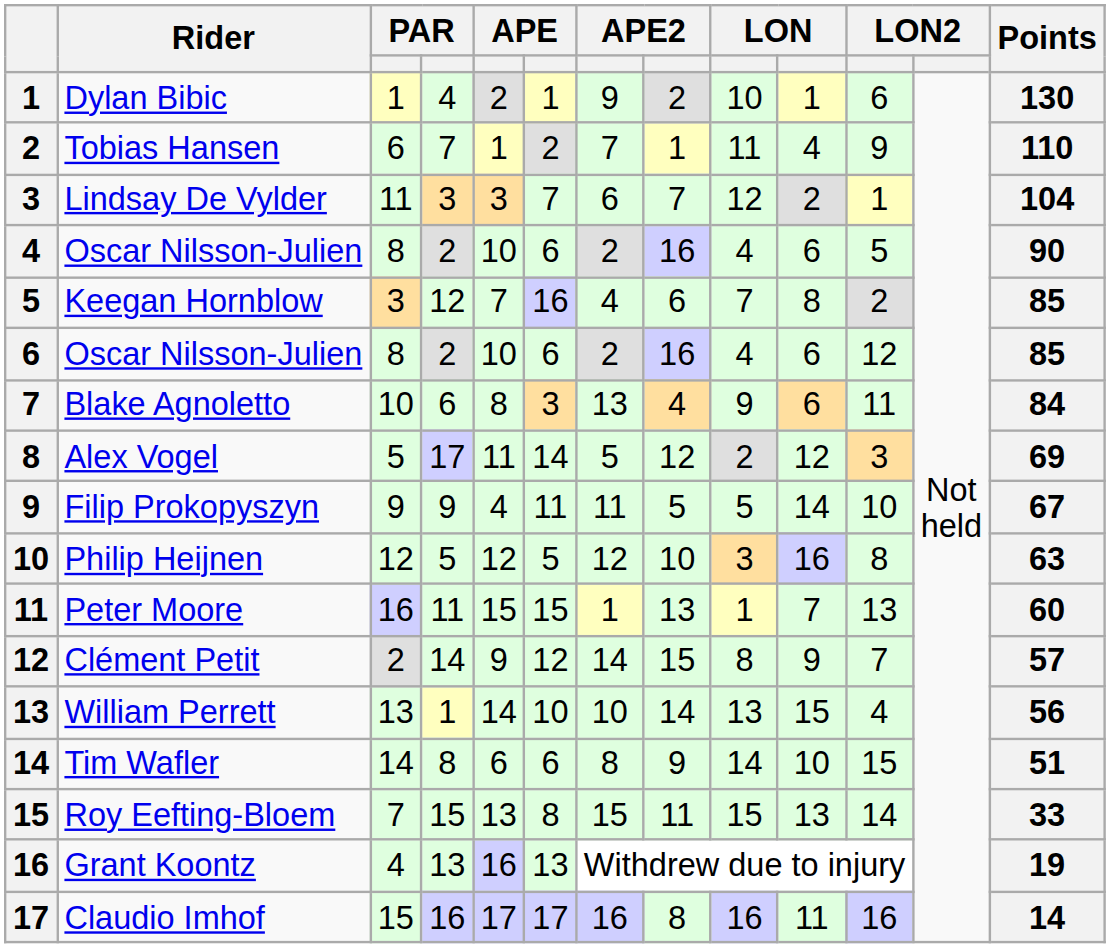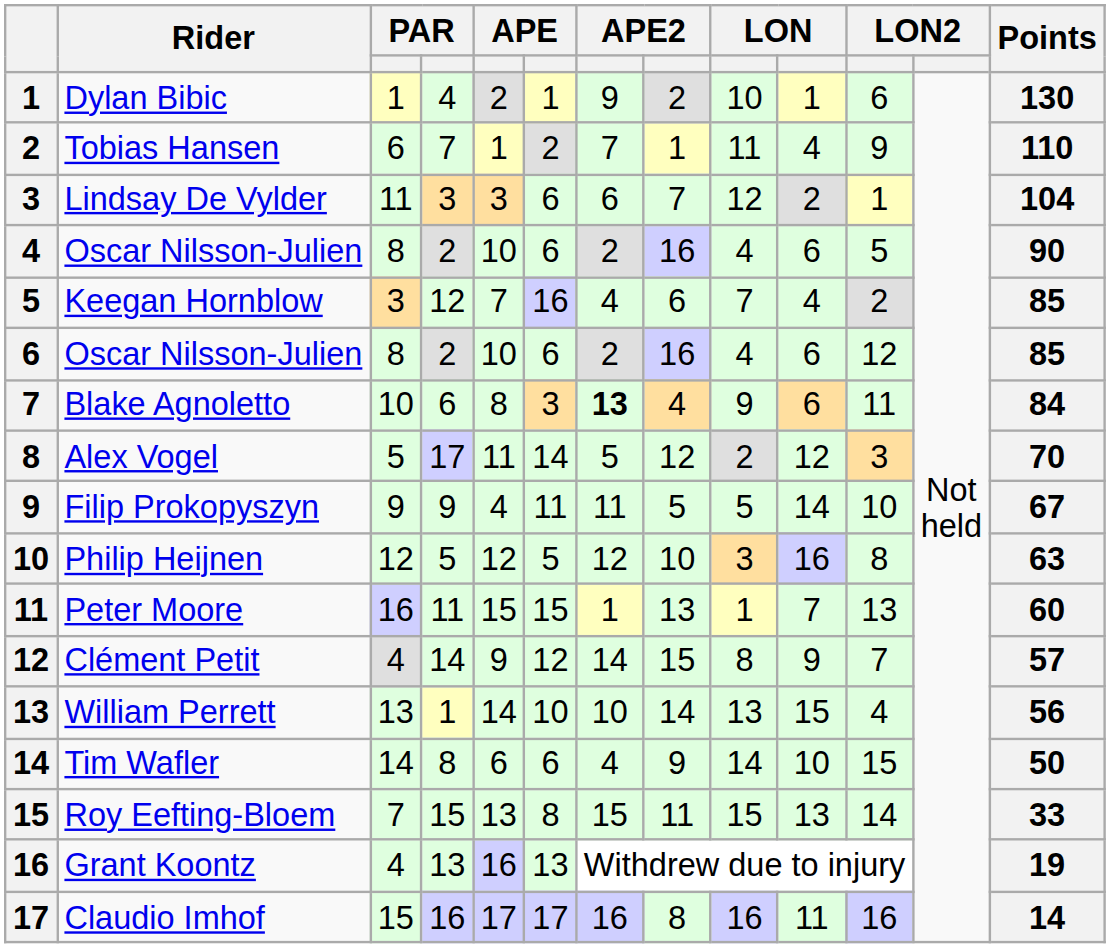(550, 199) 7 -> (550, 199) 6
(812, 302) 8 -> (812, 302) 4
(610, 404) normal -> (610, 404) bold
(1047, 456) 69 -> (1047, 456) 70
(396, 661) 2 -> (396, 661) 4
(610, 763) 8 -> (610, 763) 4
(1047, 763) 51 -> (1047, 763) 50
